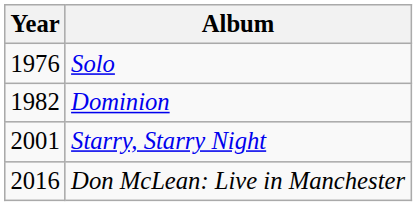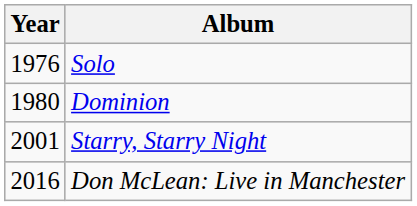(35, 102) 1982 -> (35, 102) 1980
